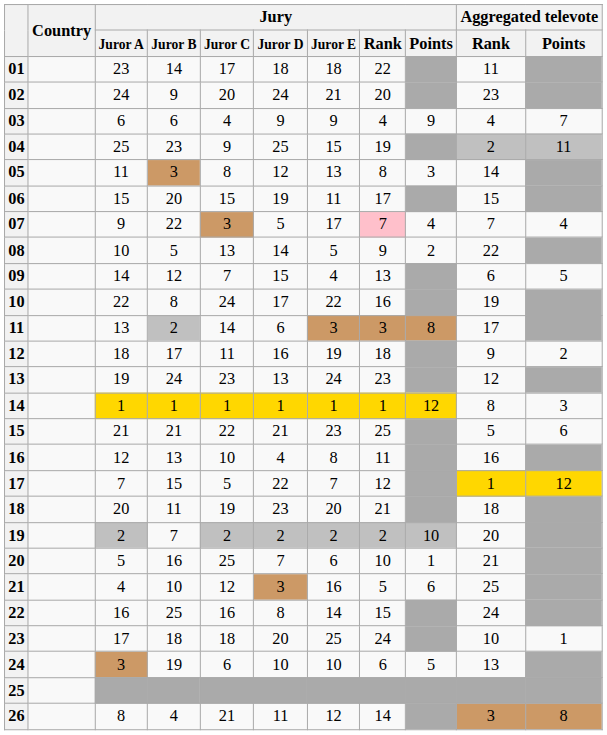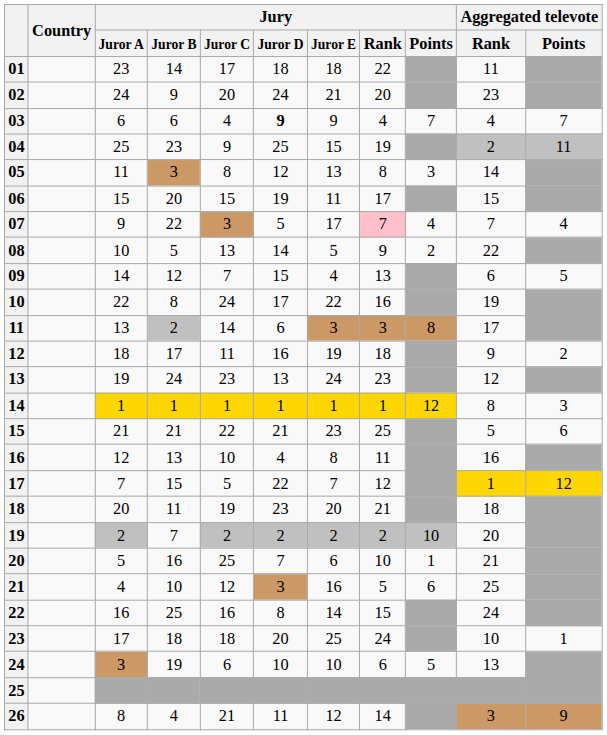(280, 120) normal -> (280, 120) bold
(431, 120) 9 -> (431, 120) 7
(564, 716) 8 -> (564, 716) 9
